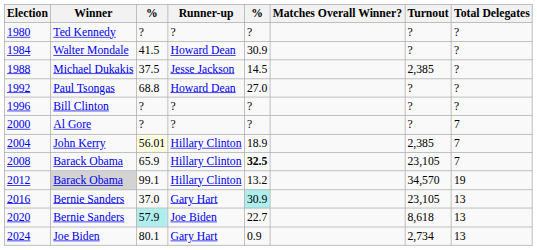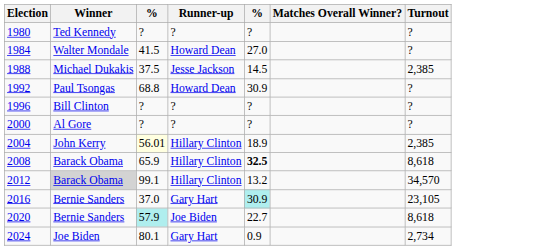- column: (492, 13)
(257, 50) 30.9 -> (257, 50) 27.0
(257, 87) 27.0 -> (257, 87) 30.9
(424, 161) 23,105 -> (421, 161) 8,618
